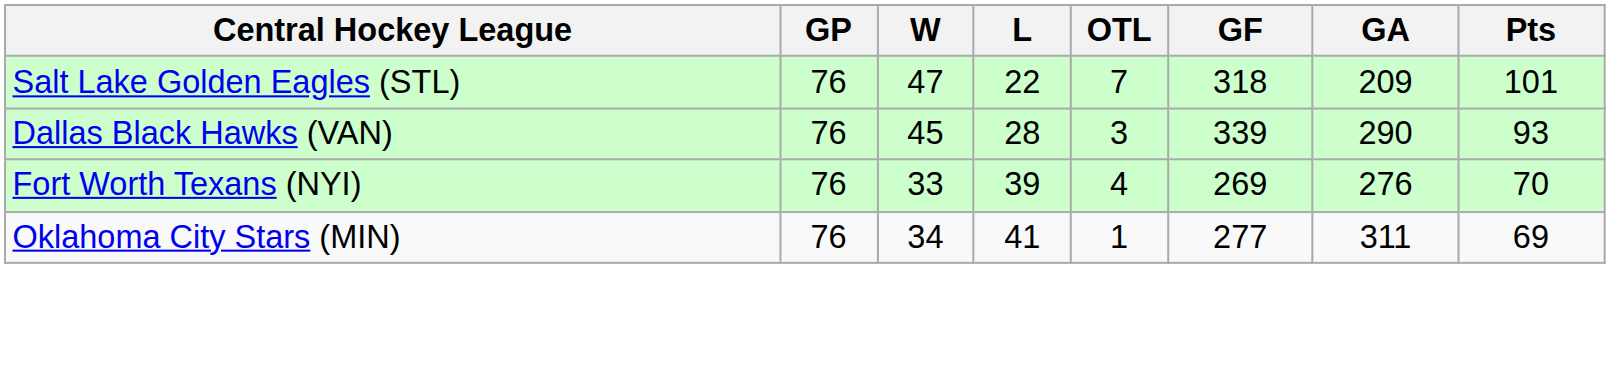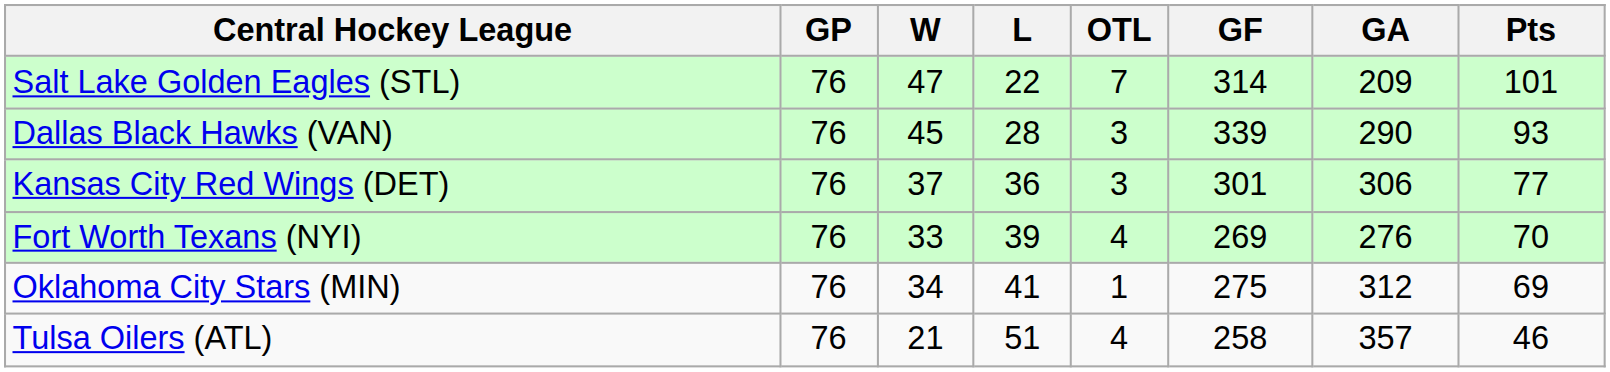(1240, 81) 318 -> (1240, 81) 314
+ row: (231, 184)
(1240, 236) 277 -> (1240, 287) 275
(1386, 236) 311 -> (1386, 287) 312
+ row: (142, 339)
